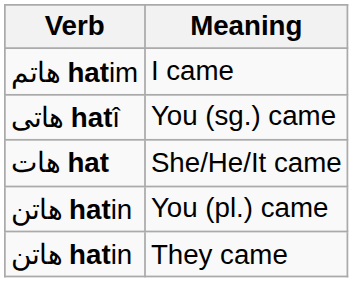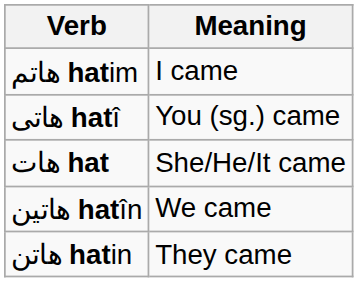+ row: (213, 208)
- row: (240, 208)
